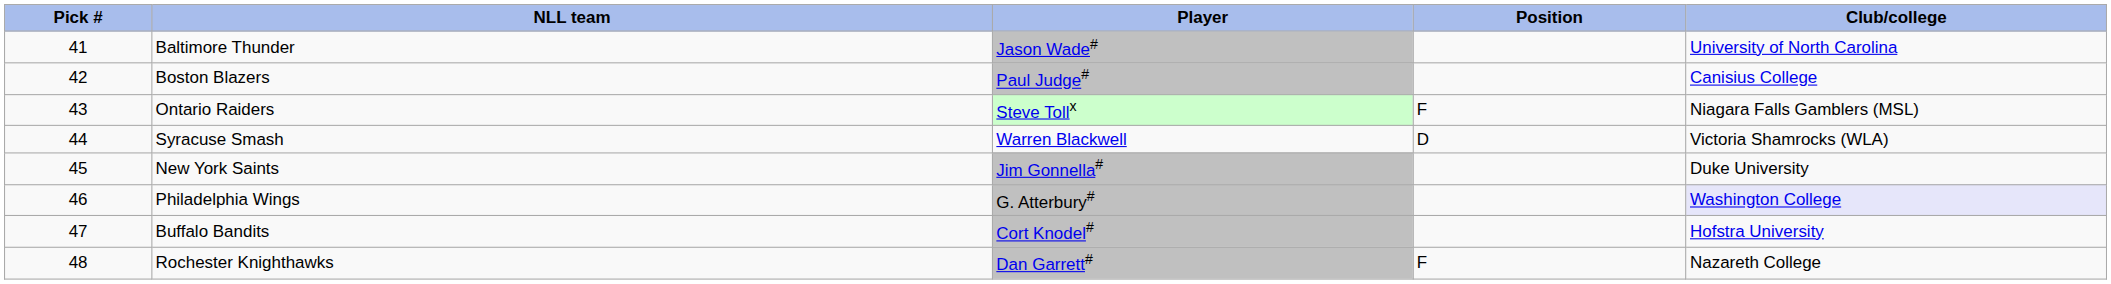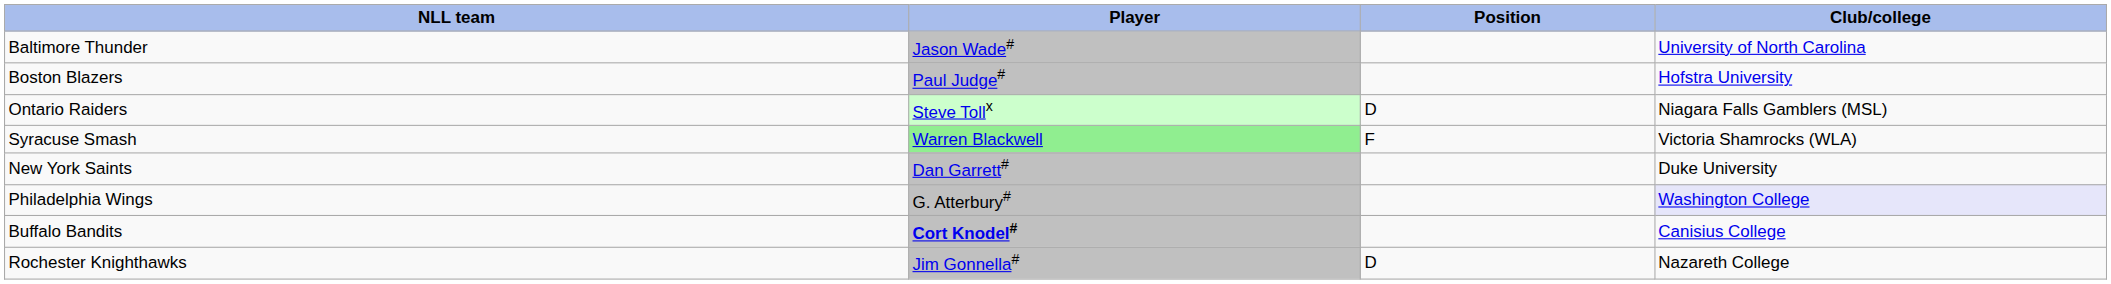- column: (78, 17)
(1754, 78) Canisius College -> (1725, 78) Hofstra University
(1422, 110) F -> (1371, 110) D
(1062, 139) no background -> (978, 139) lightgreen background
(1423, 139) D -> (1370, 139) F
(1050, 168) Jim Gonnella# -> (961, 168) Dan Garrett#
(1045, 231) normal -> (965, 231) bold
(1757, 231) Hofstra University -> (1722, 231) Canisius College
(1045, 262) Dan Garrett# -> (966, 262) Jim Gonnella#
(1422, 262) F -> (1371, 262) D
